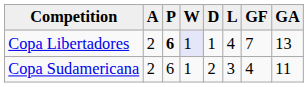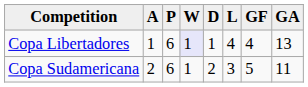(151, 43) 2 -> (151, 43) 1
(170, 43) bold -> (170, 43) normal
(249, 43) 7 -> (249, 43) 4
(249, 69) 4 -> (249, 69) 5
